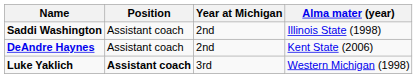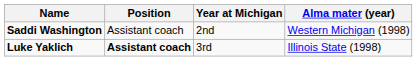(334, 31) Illinois State (1998) -> (349, 31) Western Michigan (1998)
- row: (51, 48)
(349, 65) Western Michigan (1998) -> (334, 48) Illinois State (1998)
